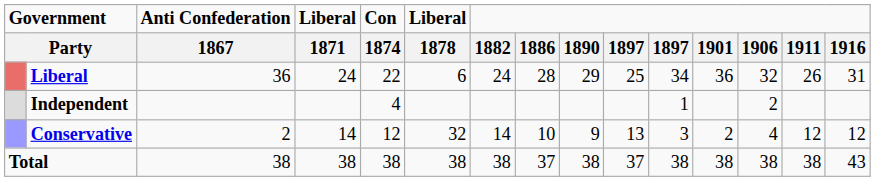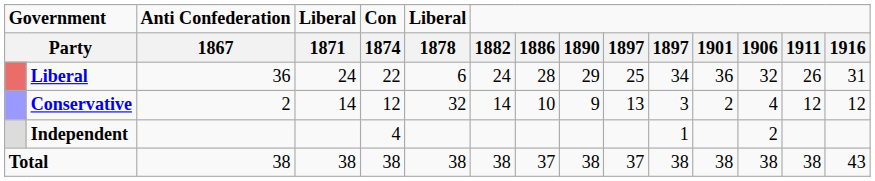rows swapped: (81, 133) <-> (79, 104)
